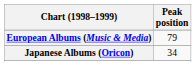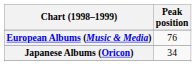(172, 38) 79 -> (172, 38) 76
